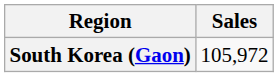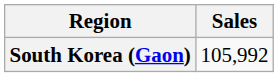(234, 54) 105,972 -> (234, 54) 105,992
